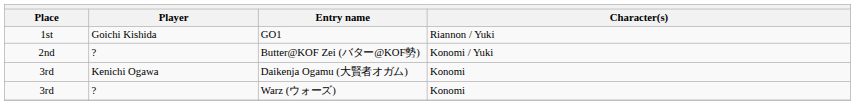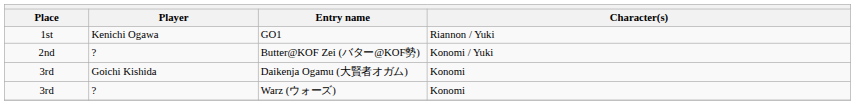(124, 34) Goichi Kishida -> (125, 34) Kenichi Ogawa
(125, 71) Kenichi Ogawa -> (124, 71) Goichi Kishida
